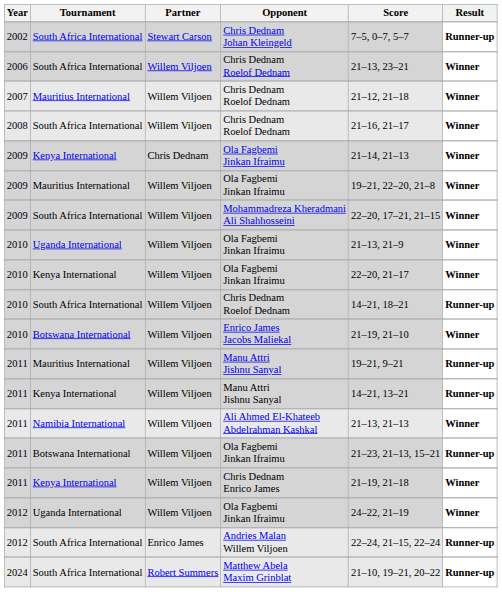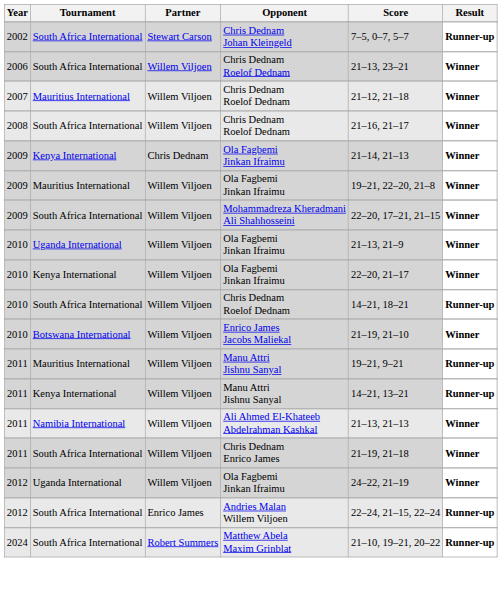- row: (17, 453)
(75, 483) Kenya International -> (88, 453) South Africa International
